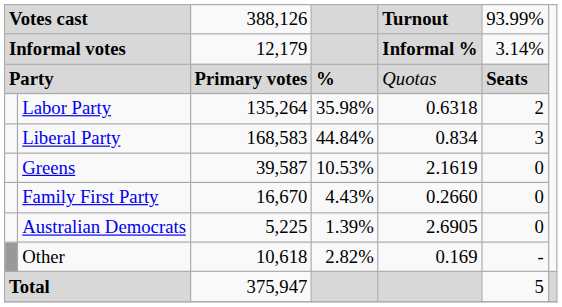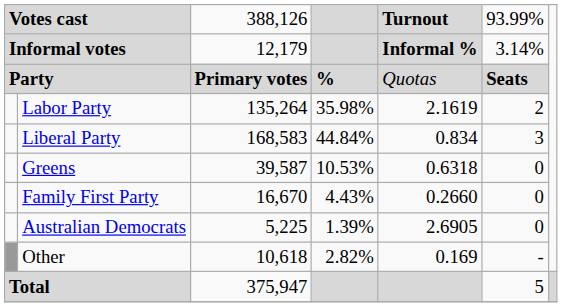(452, 108) 0.6318 -> (452, 108) 2.1619
(452, 167) 2.1619 -> (452, 167) 0.6318
